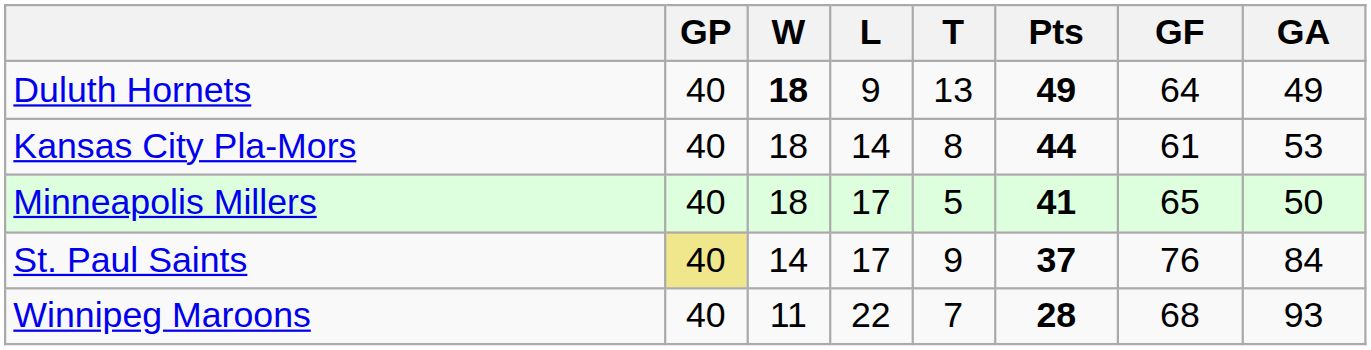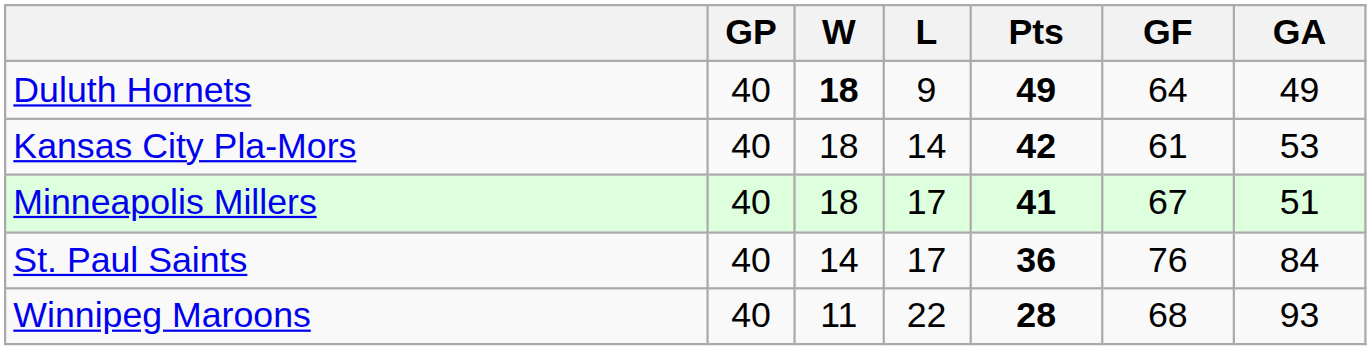- column: (953, 32)
(1056, 145) 44 -> (1036, 145) 42
(1180, 202) 65 -> (1168, 202) 67
(1304, 202) 50 -> (1300, 202) 51
(706, 259) khaki background -> (751, 259) no background
(1056, 259) 37 -> (1036, 259) 36
